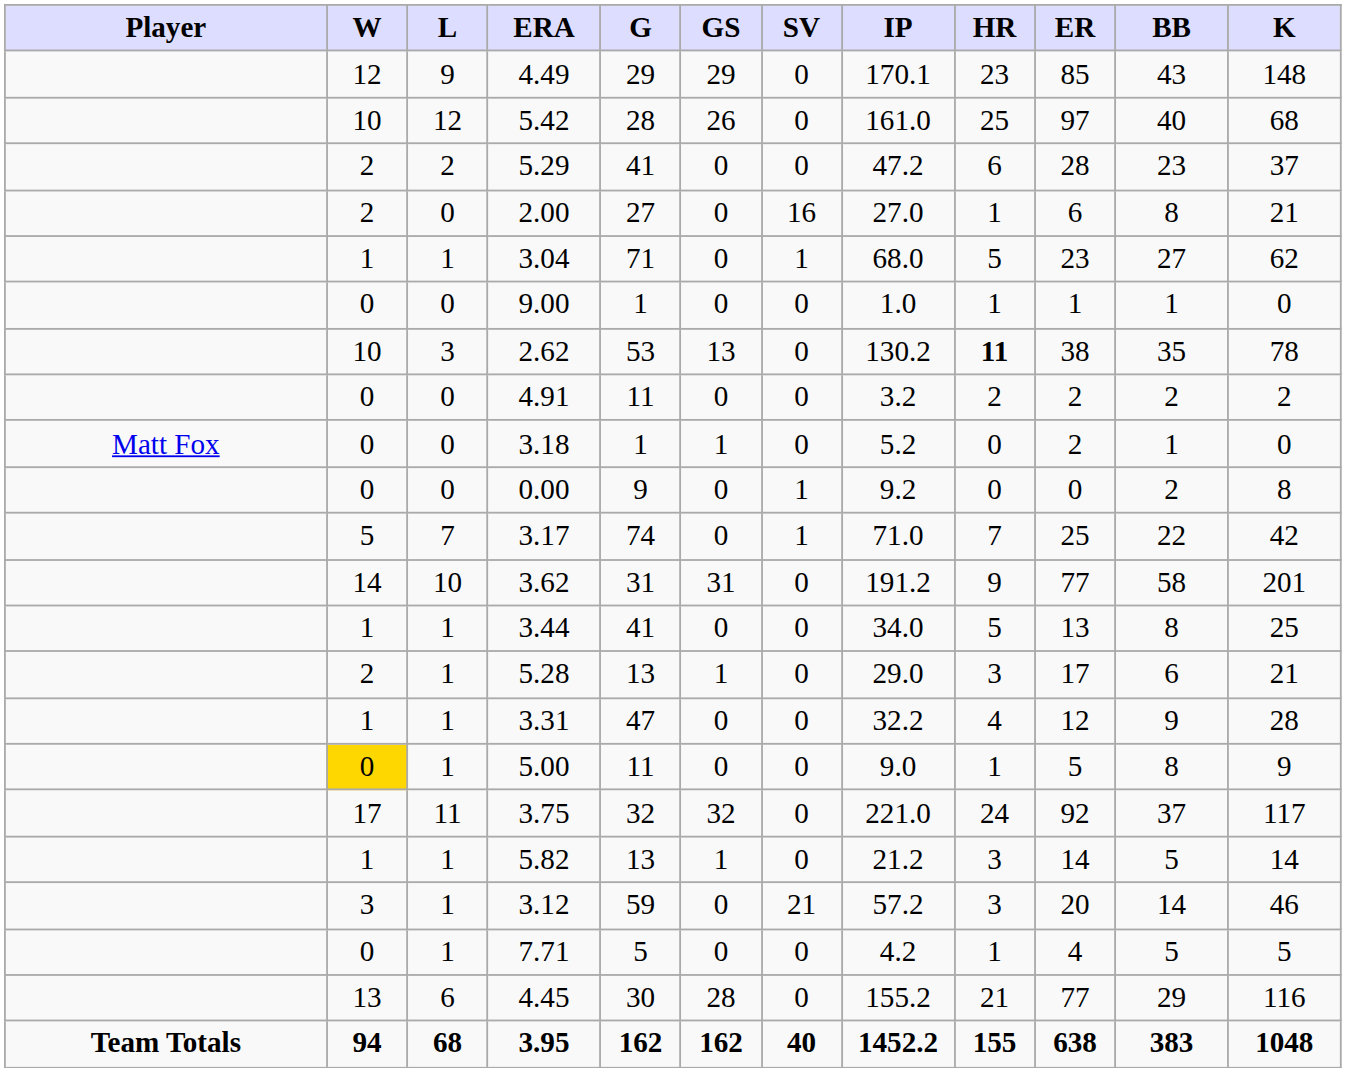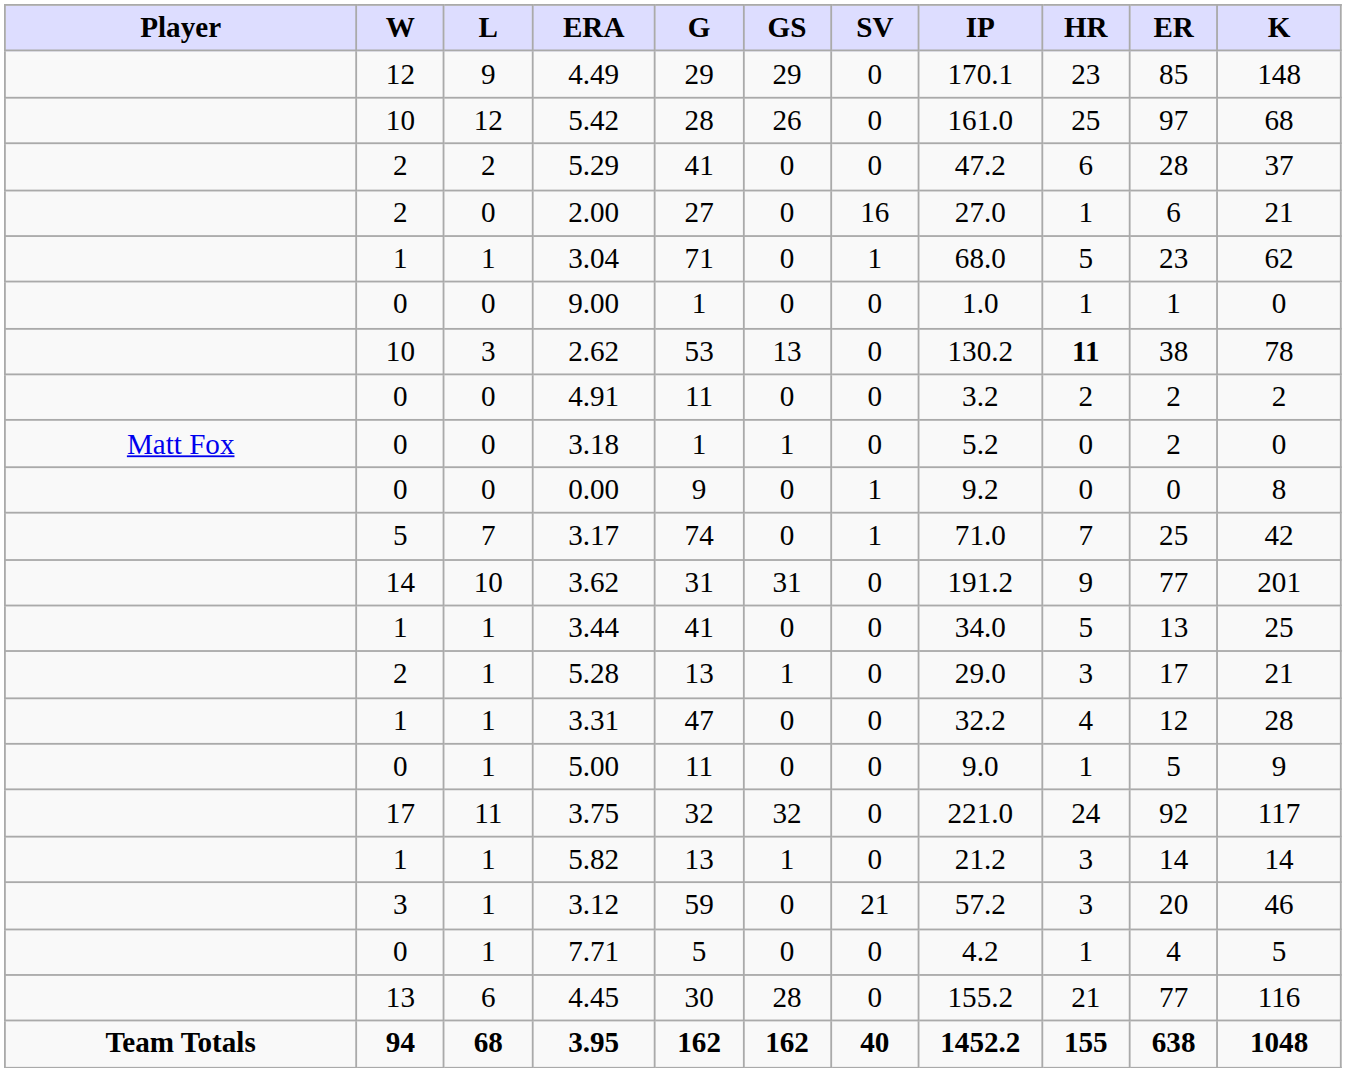- column: (1172, 27)
(367, 766) gold background -> (400, 766) no background
